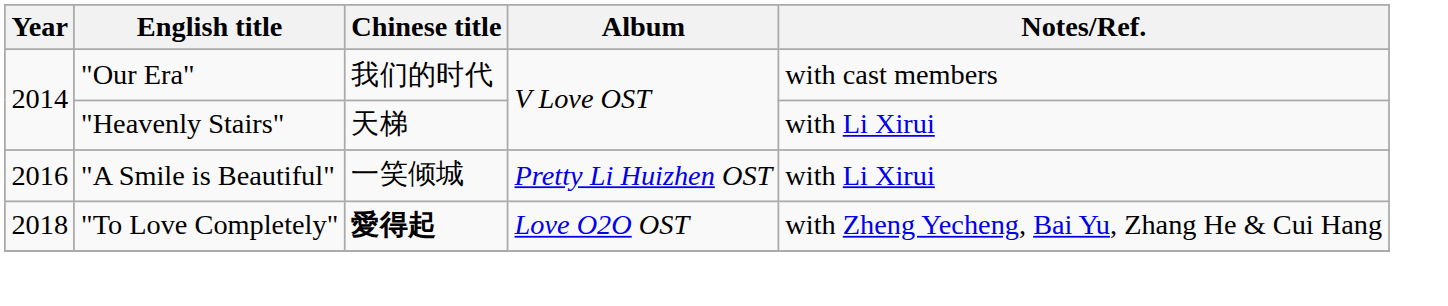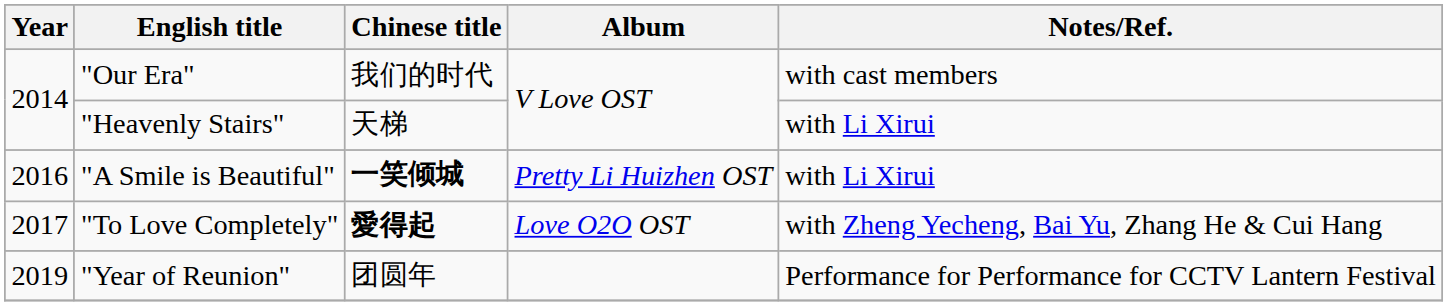(408, 174) normal -> (408, 174) bold
(40, 225) 2018 -> (40, 225) 2017
+ row: (186, 275)
